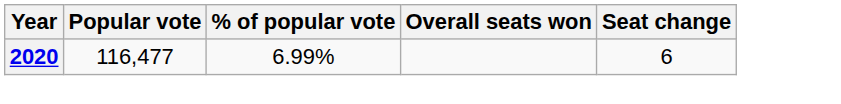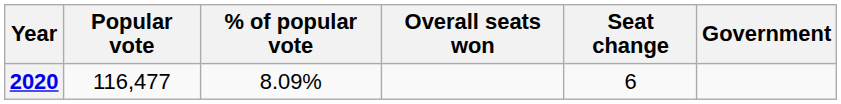+ column: (767, 34)
(303, 56) 6.99% -> (291, 81) 8.09%
